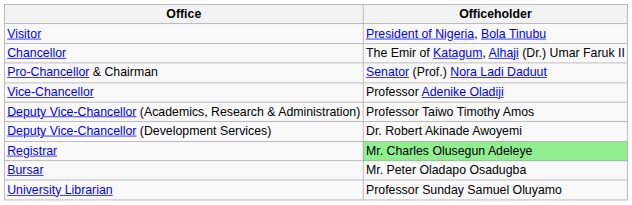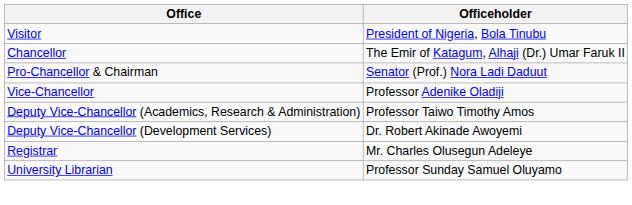(449, 151) lightgreen background -> (449, 151) no background
- row: (25, 170)
